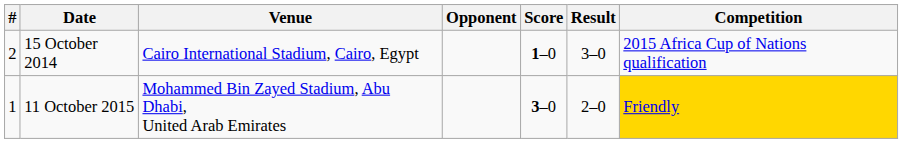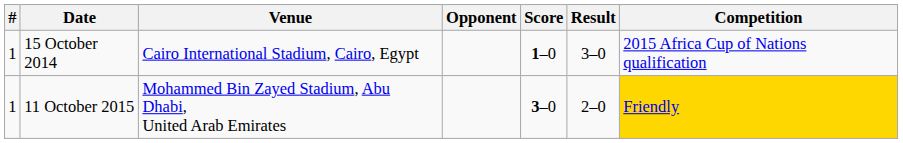(12, 52) 2 -> (12, 52) 1
